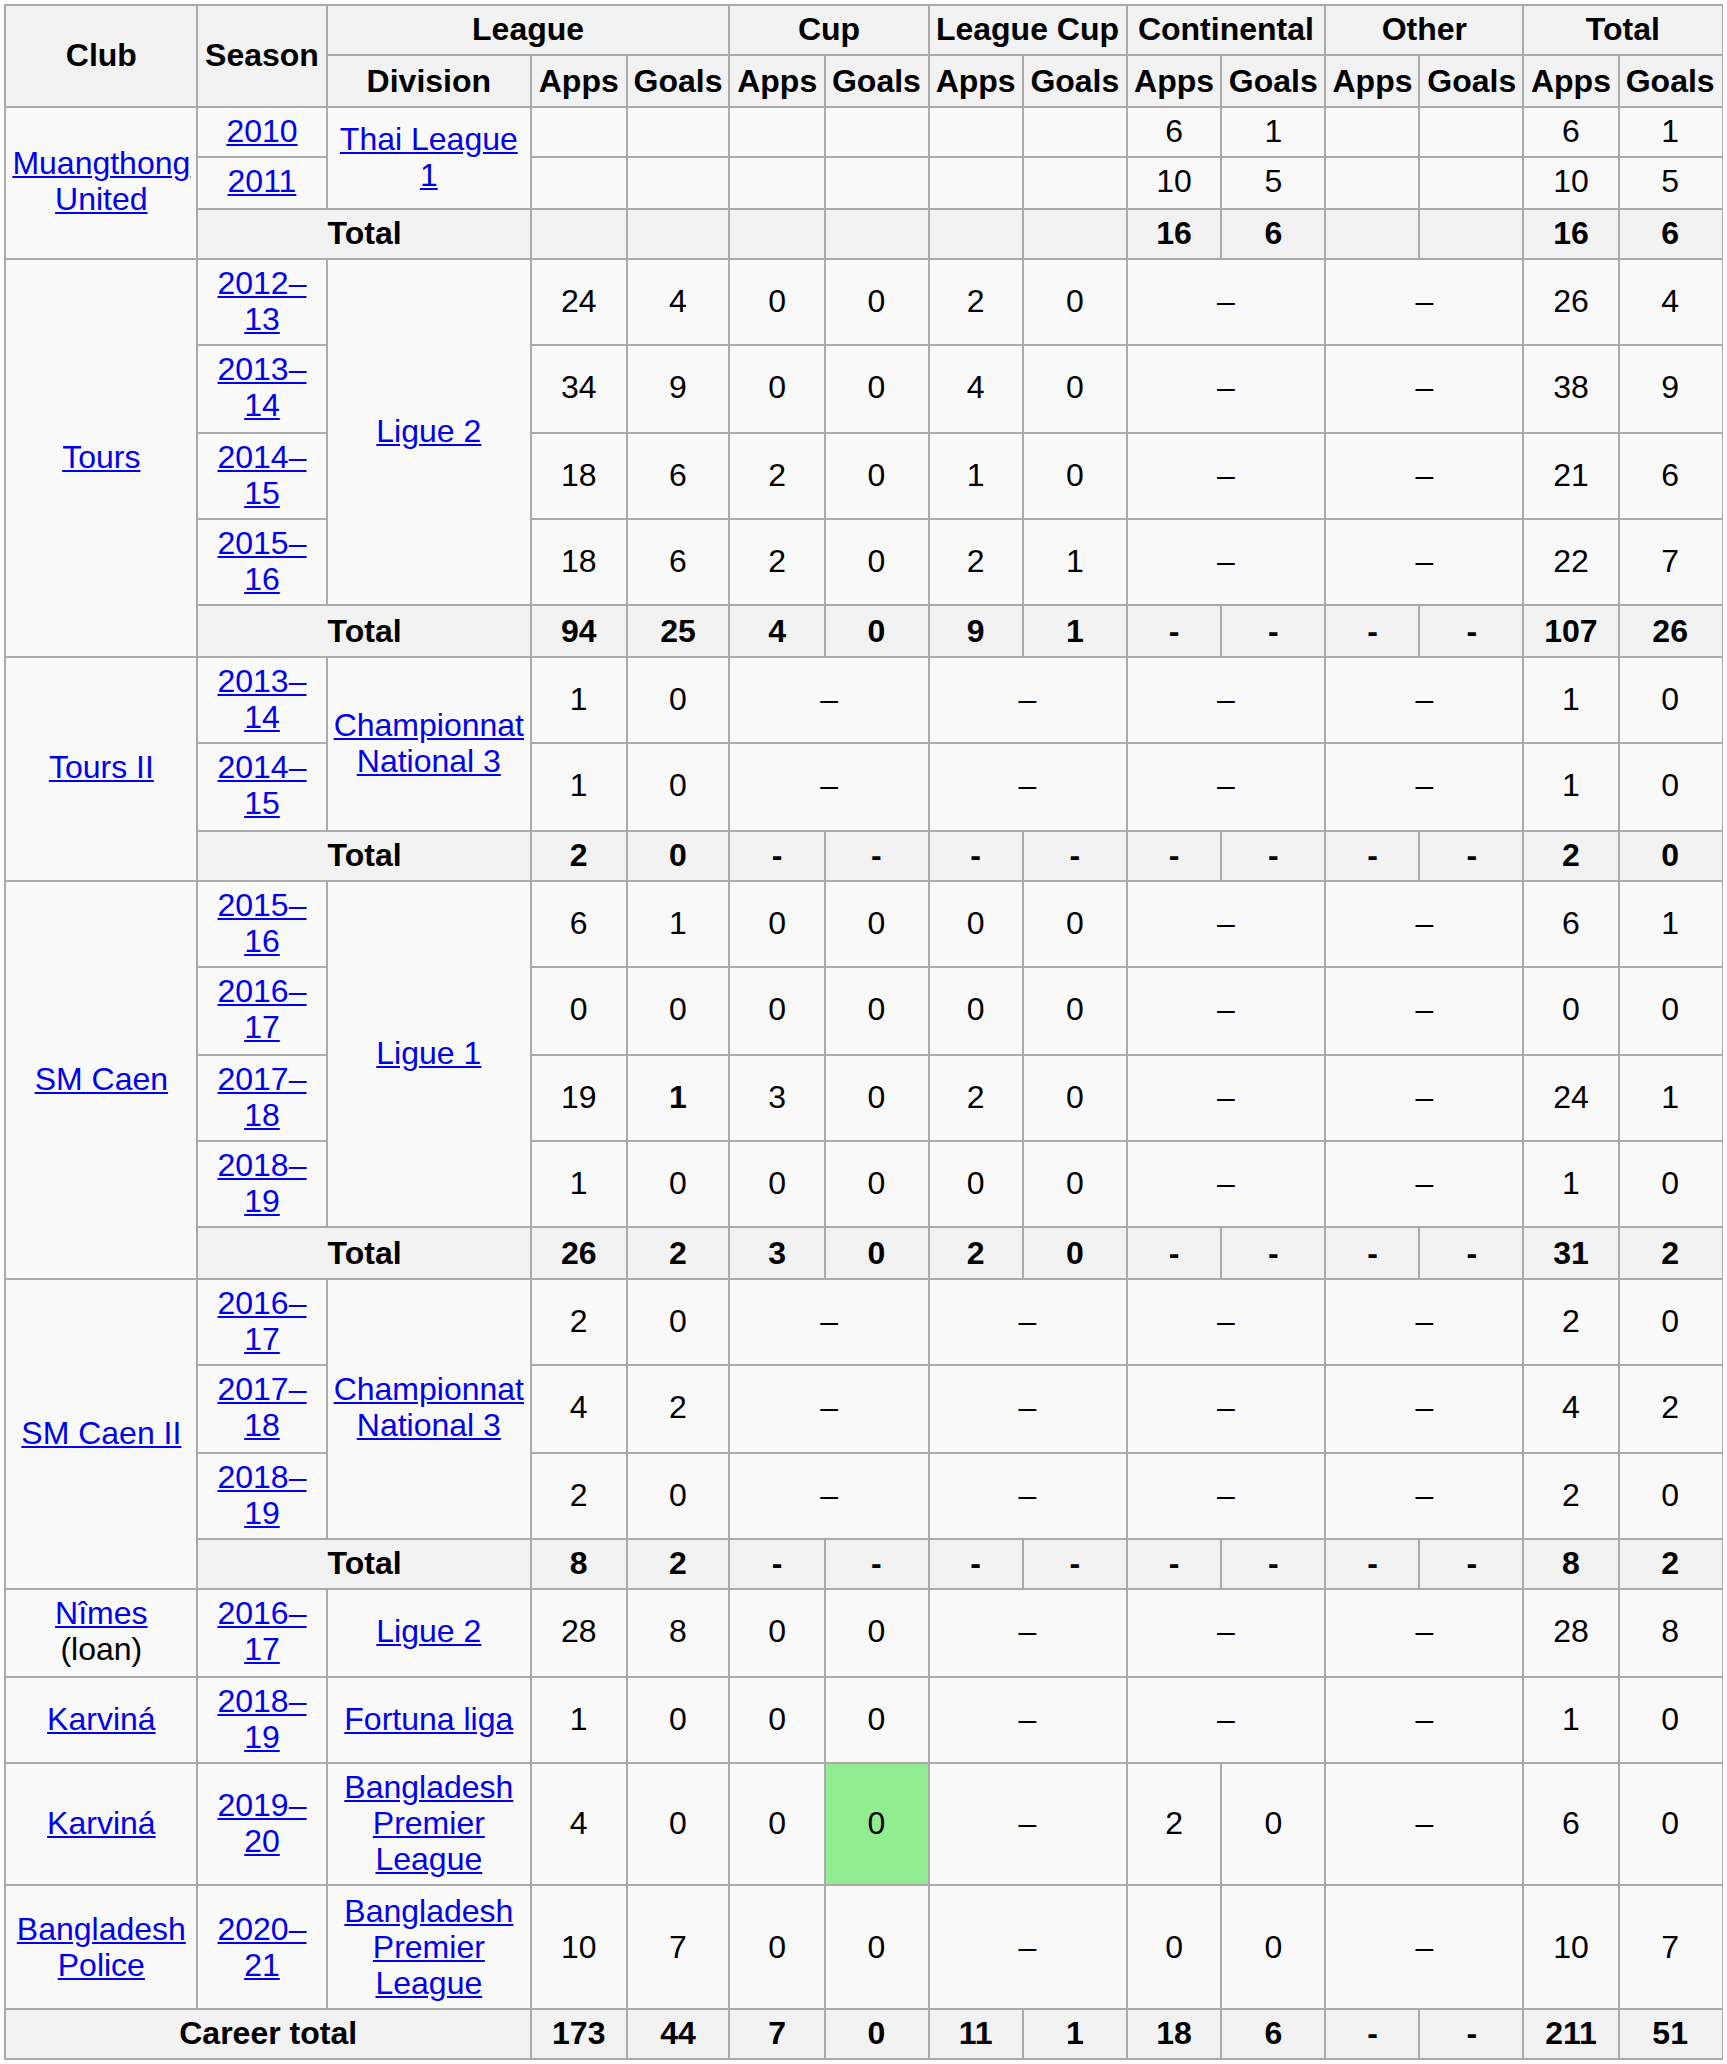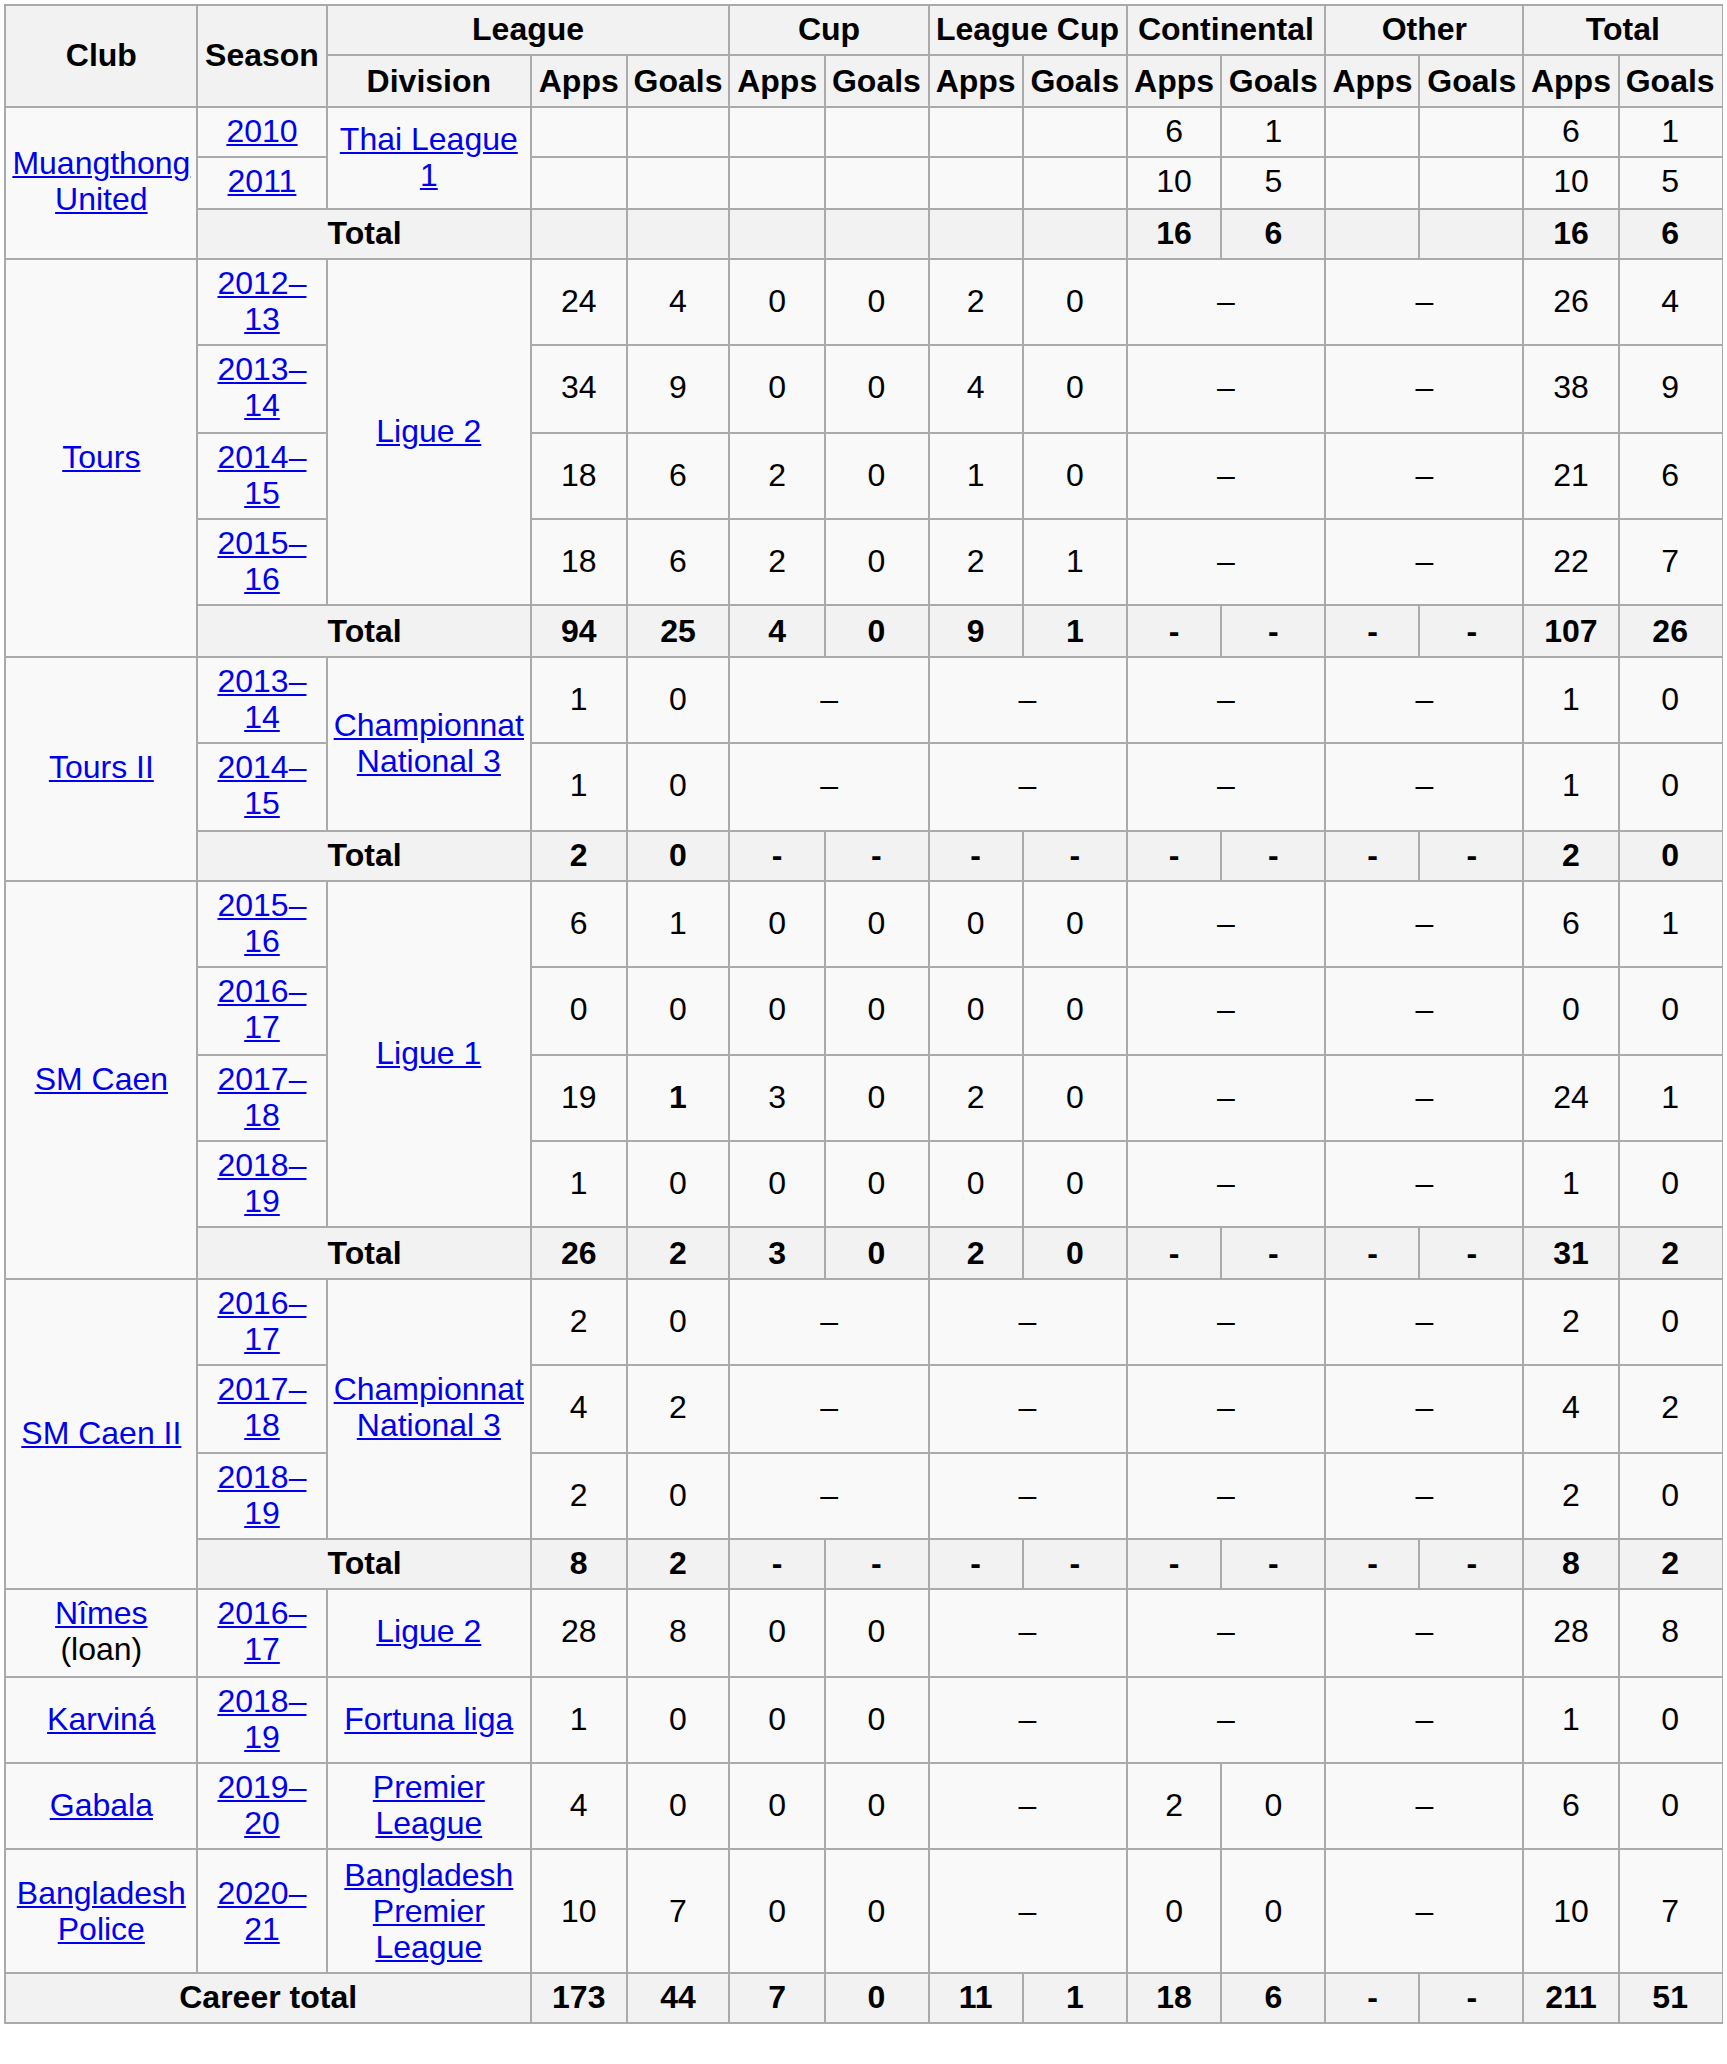(101, 1823) Karviná -> (101, 1805) Gabala
(429, 1823) Bangladesh Premier League -> (429, 1805) Premier League
(876, 1823) lightgreen background -> (876, 1805) no background
